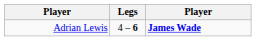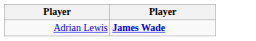- column: (128, 12)
